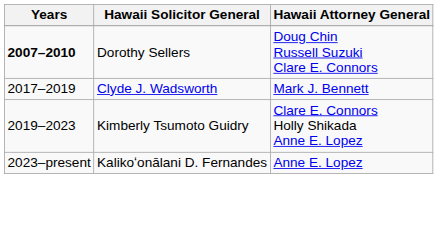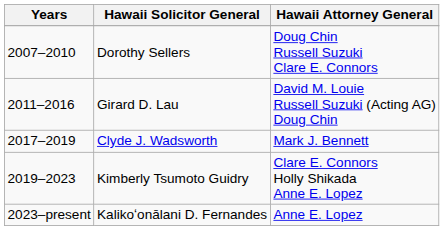(42, 52) bold -> (42, 52) normal
+ row: (138, 104)
